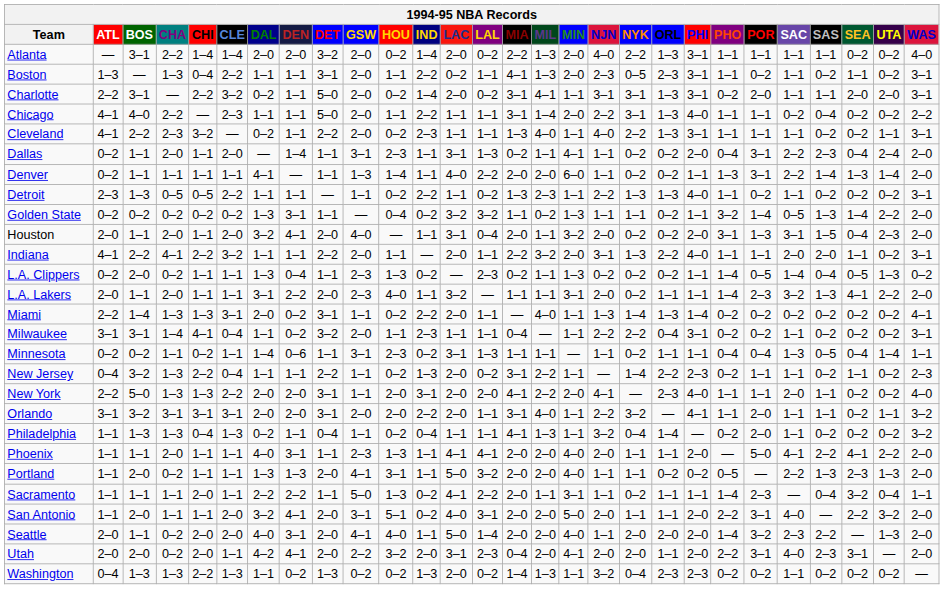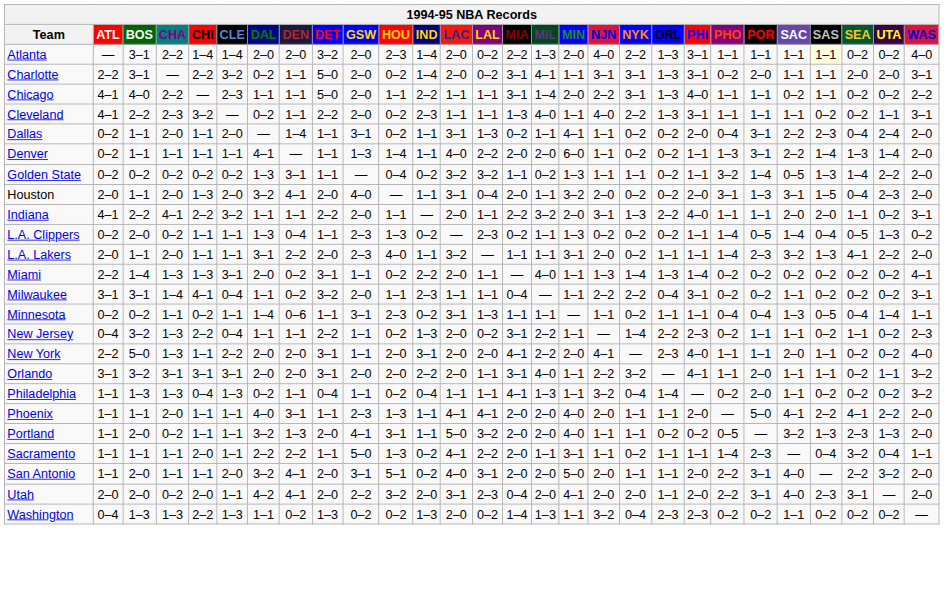(396, 55) 0–2 -> (396, 55) 2–3
(826, 55) no background -> (826, 55) lightyellow background
- row: (27, 75)
(826, 114) 0–4 -> (826, 94) 1–1
(396, 154) 2–3 -> (396, 134) 0–2
- row: (26, 194)
(203, 234) 1–1 -> (203, 194) 1–3
(203, 394) 1–3 -> (203, 354) 1–1
(264, 474) 1–3 -> (264, 434) 3–2
(794, 474) 2–2 -> (794, 434) 3–2
- row: (27, 534)
